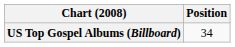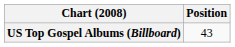(207, 32) 34 -> (207, 32) 43
